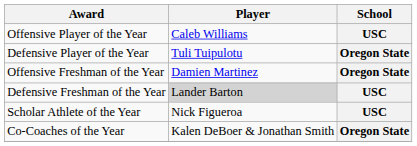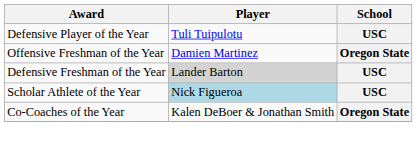- row: (77, 33)
(374, 53) Oregon State -> (374, 33) USC
(207, 111) no background -> (207, 92) lightblue background
